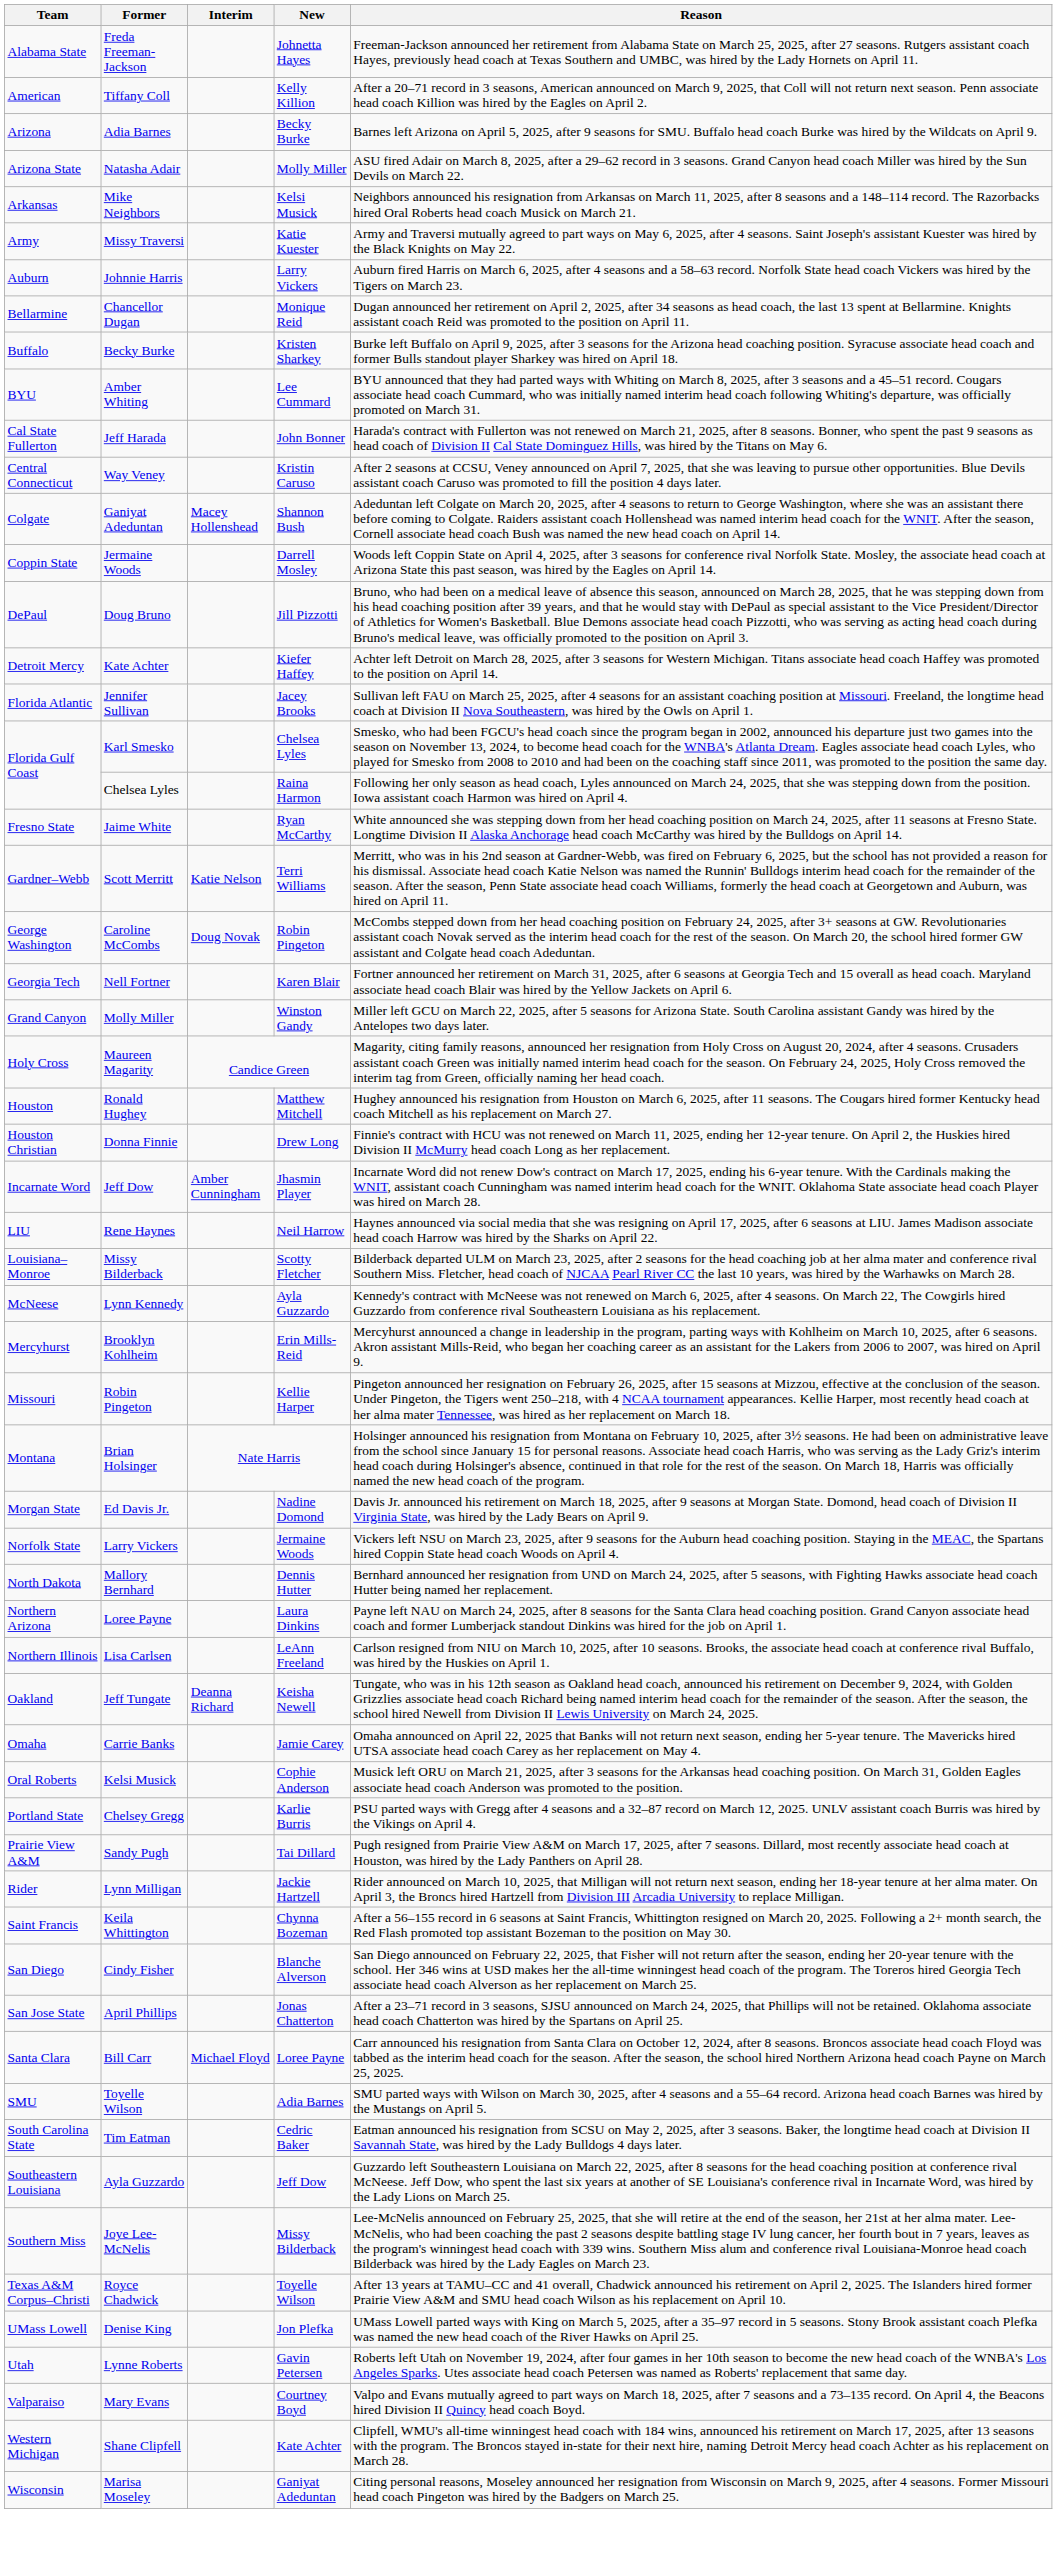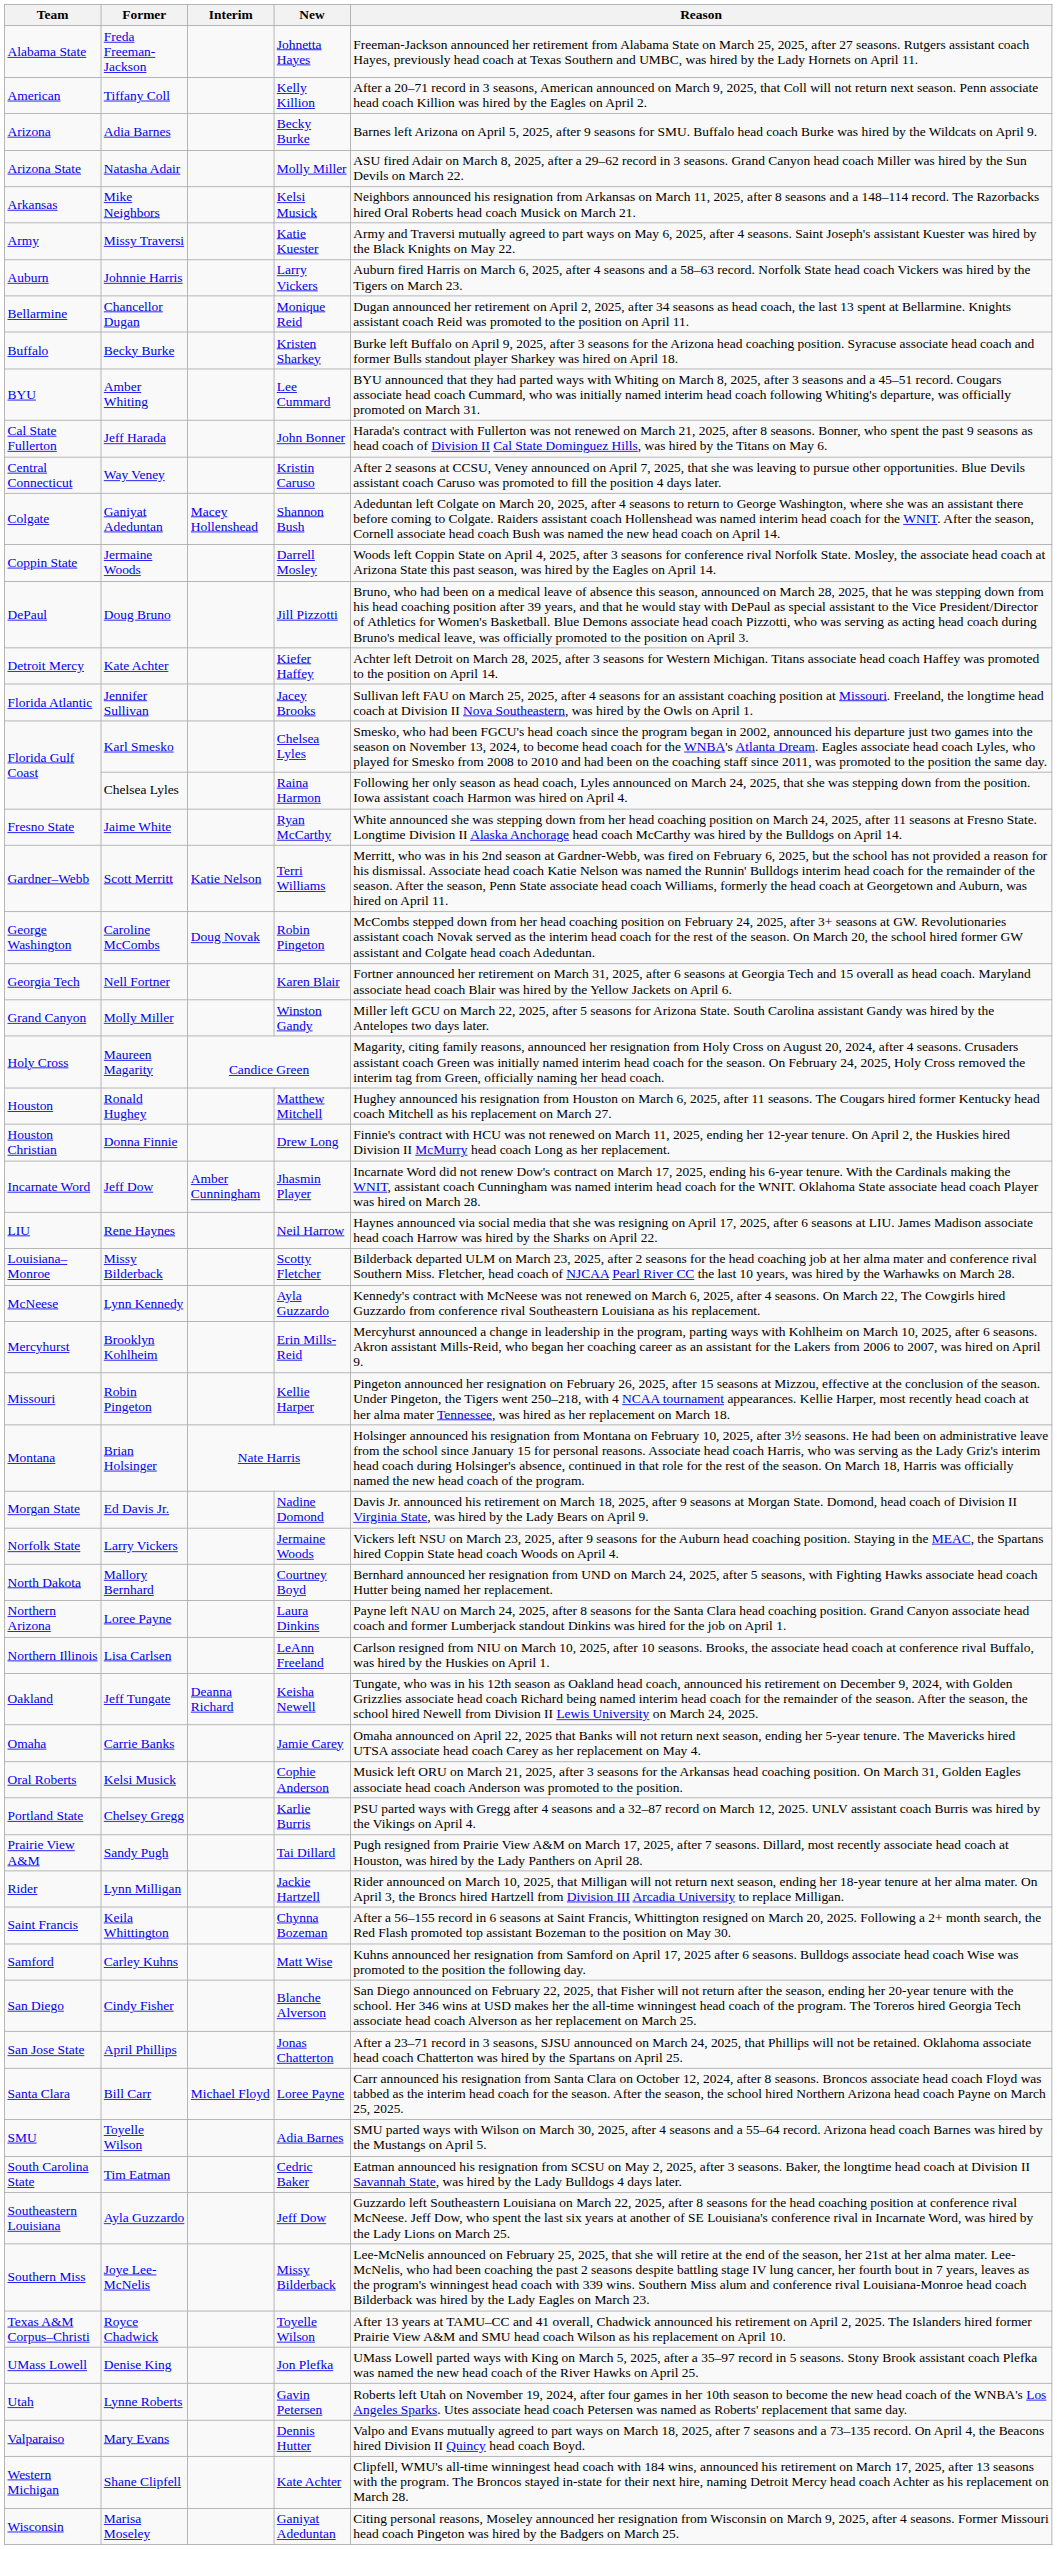(296, 1582) Dennis Hutter -> (302, 1582) Courtney Boyd
+ row: (141, 1961)
(302, 2401) Courtney Boyd -> (296, 2438) Dennis Hutter
